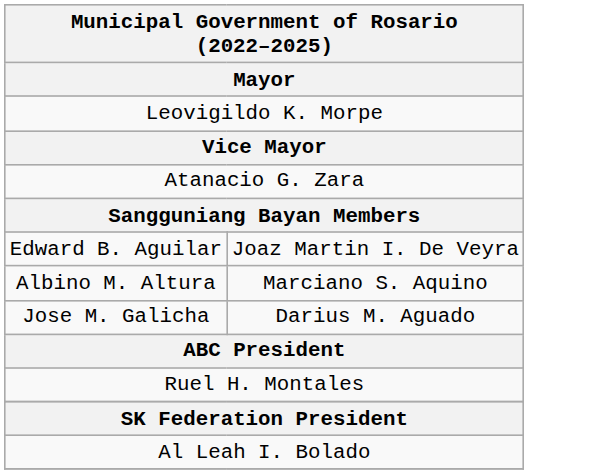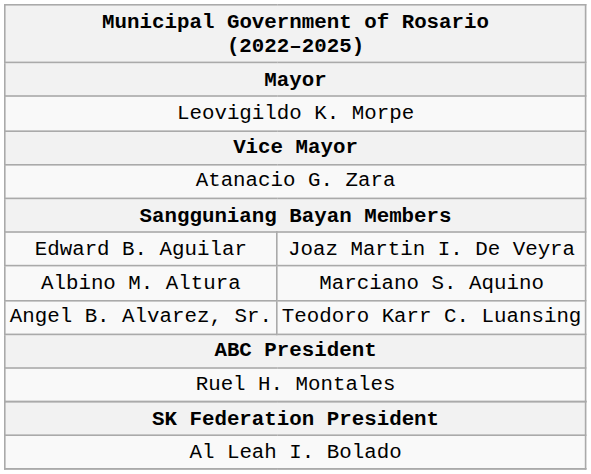+ row: (141, 317)
- row: (116, 317)
